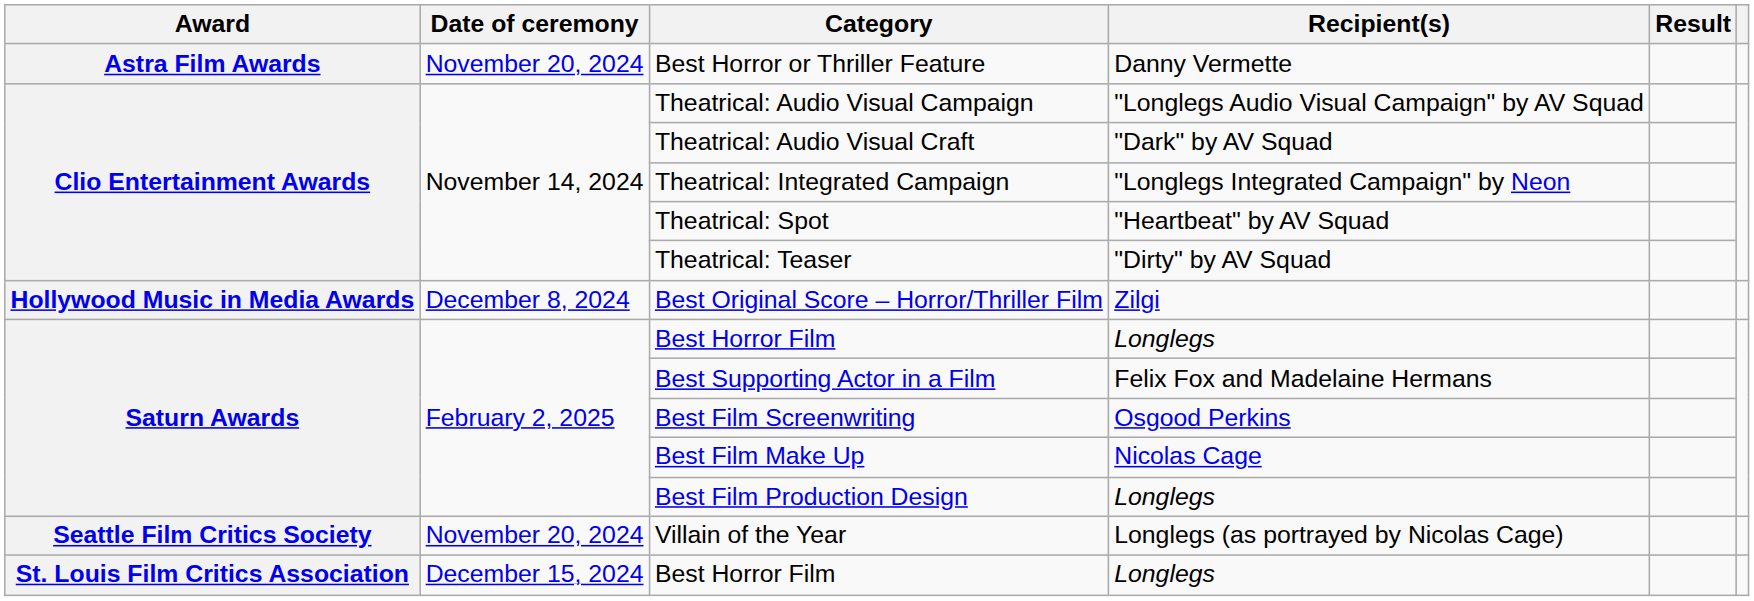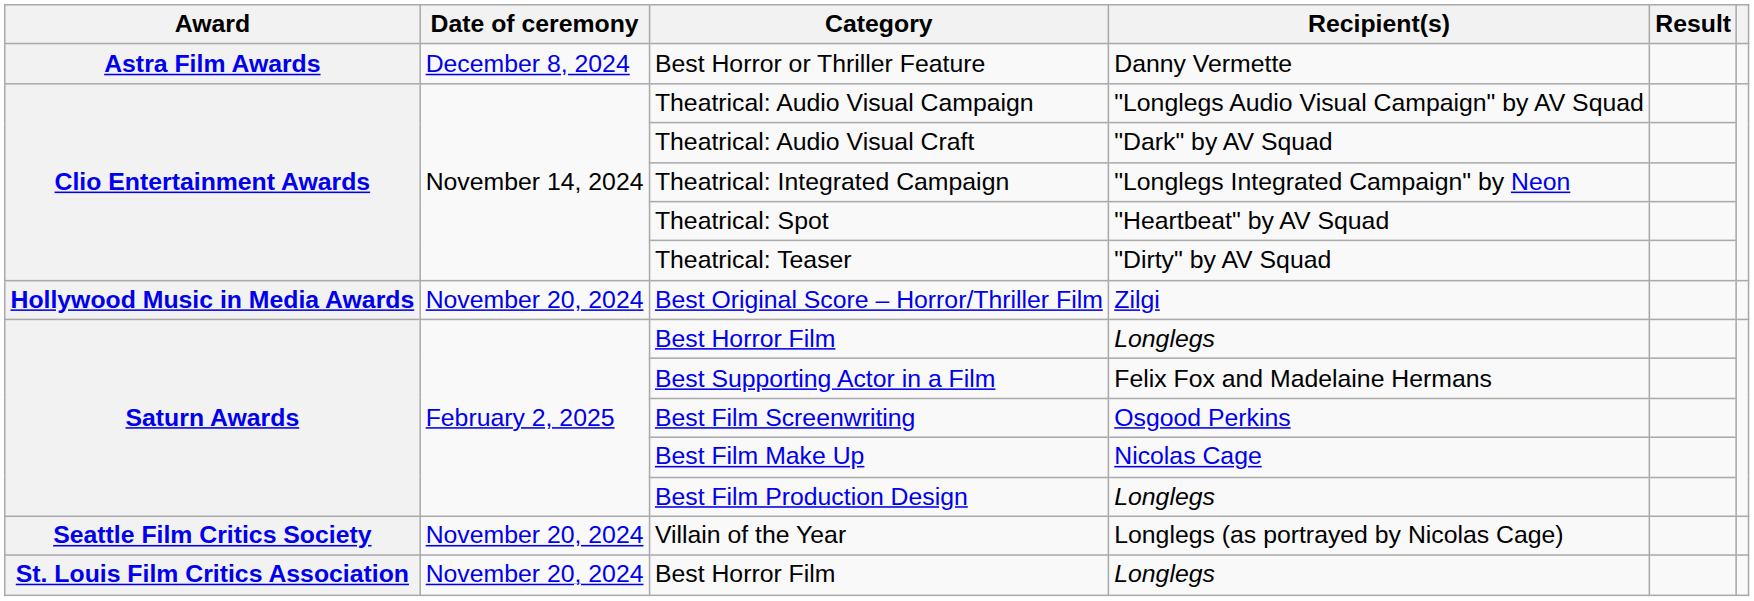(535, 63) November 20, 2024 -> (528, 63) December 8, 2024
(528, 299) December 8, 2024 -> (535, 299) November 20, 2024
(535, 574) December 15, 2024 -> (535, 574) November 20, 2024
